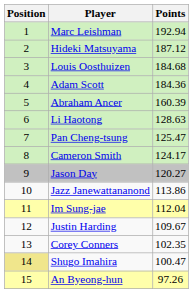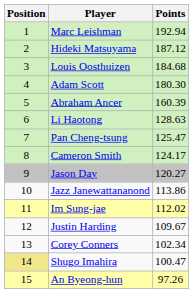(170, 84) 184.36 -> (170, 84) 180.30
(170, 208) 112.04 -> (170, 208) 112.02
(170, 244) 102.35 -> (170, 244) 102.34
